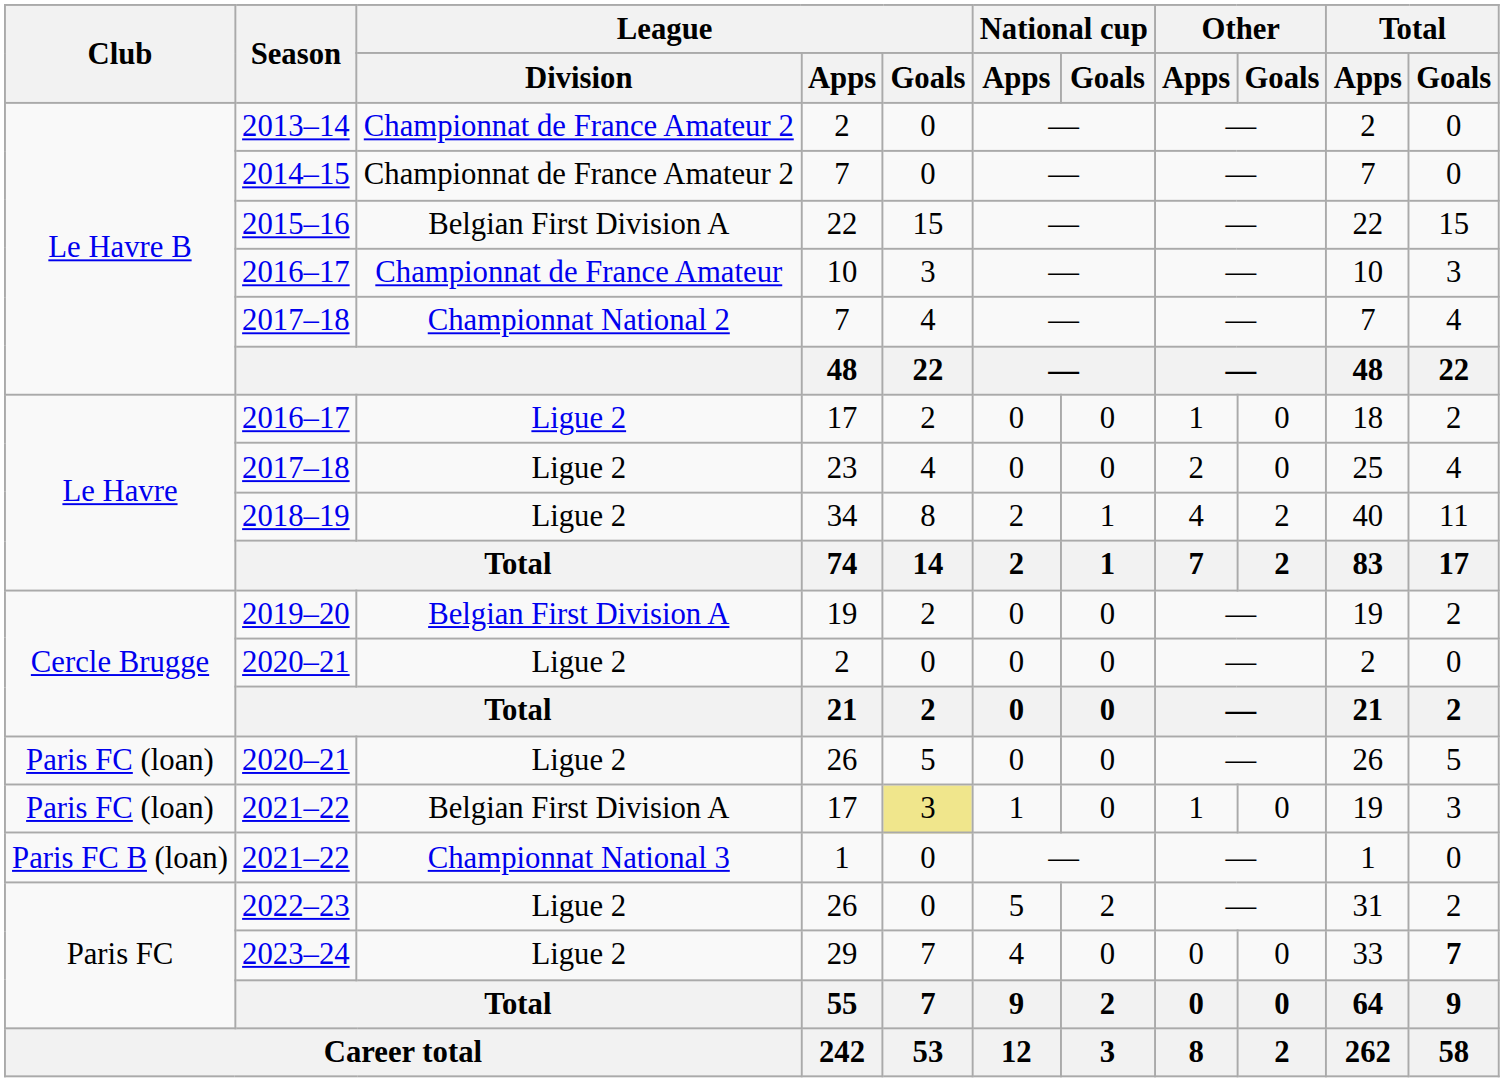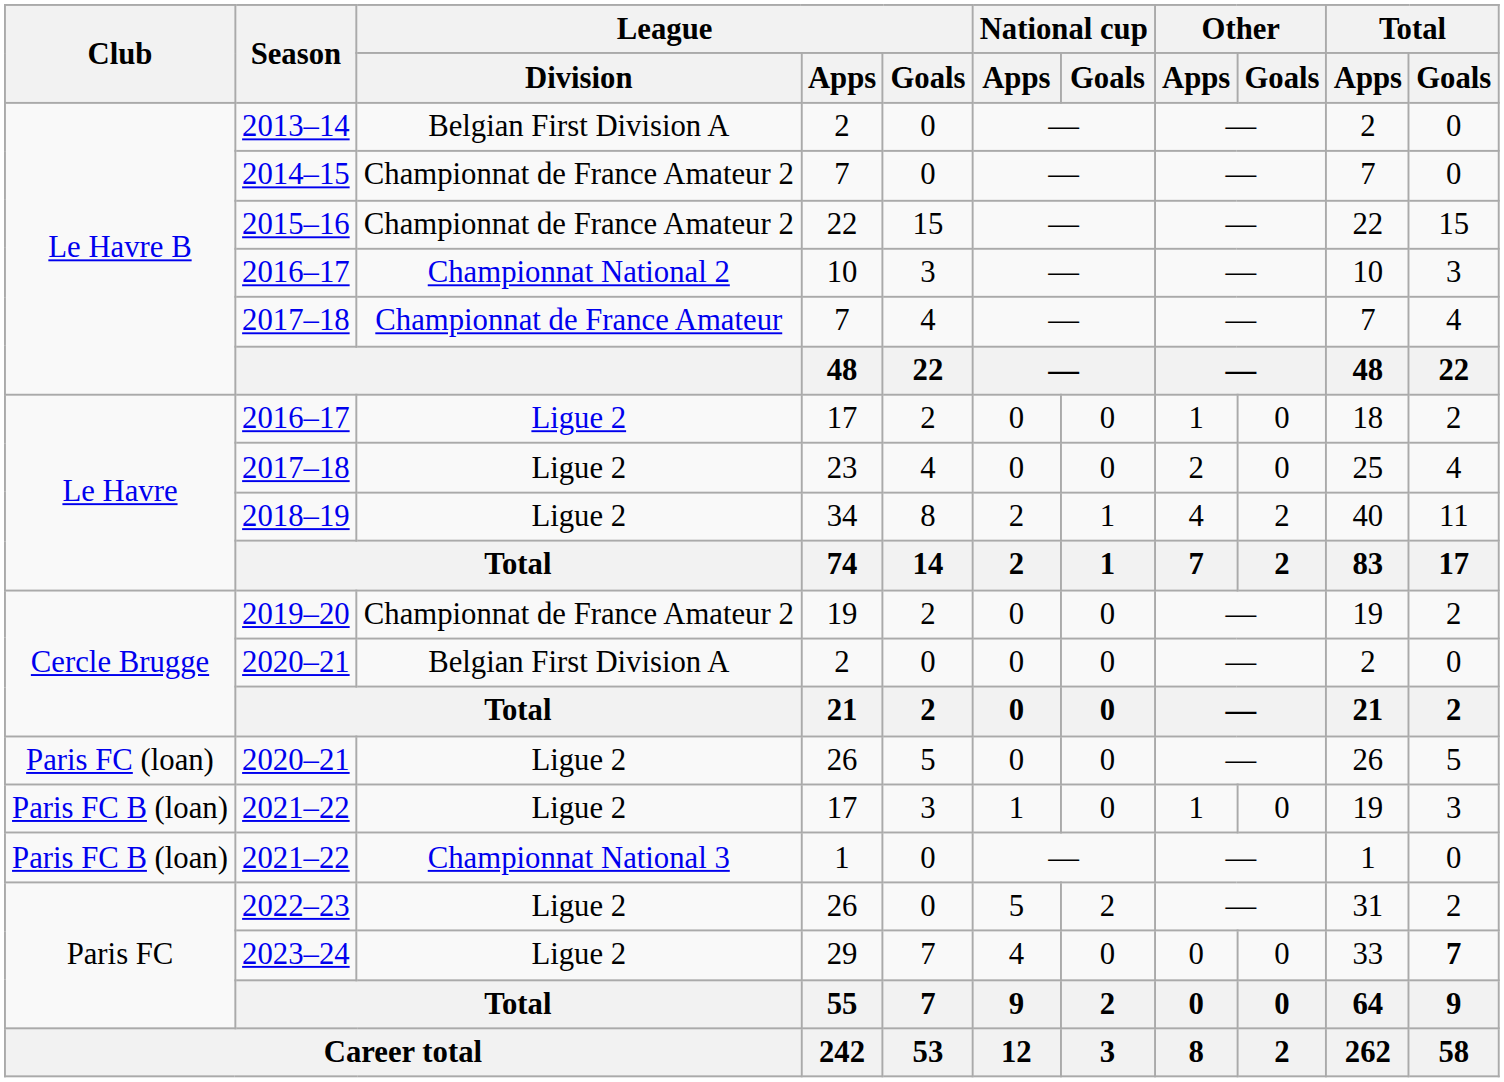(579, 126) Championnat de France Amateur 2 -> (579, 126) Belgian First Division A
(579, 223) Belgian First Division A -> (579, 223) Championnat de France Amateur 2
(579, 272) Championnat de France Amateur -> (579, 272) Championnat National 2
(579, 321) Championnat National 2 -> (579, 321) Championnat de France Amateur
(579, 613) Belgian First Division A -> (579, 613) Championnat de France Amateur 2
(579, 662) Ligue 2 -> (579, 662) Belgian First Division A
(120, 808) Paris FC (loan) -> (120, 808) Paris FC B (loan)
(579, 808) Belgian First Division A -> (579, 808) Ligue 2
(928, 808) khaki background -> (928, 808) no background
